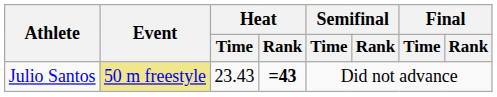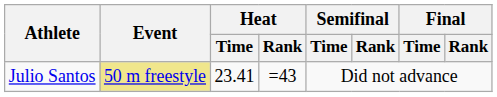(234, 76) 23.43 -> (234, 76) 23.41
(283, 76) bold -> (283, 76) normal
